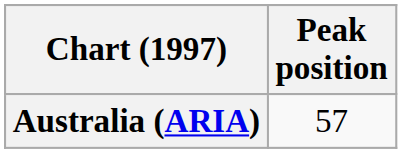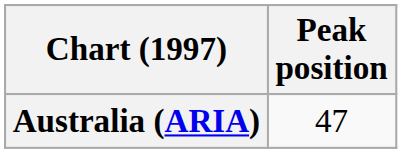(332, 120) 57 -> (332, 120) 47
